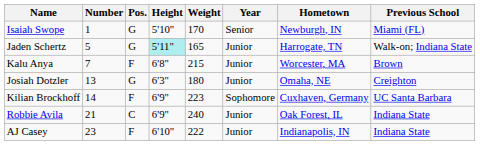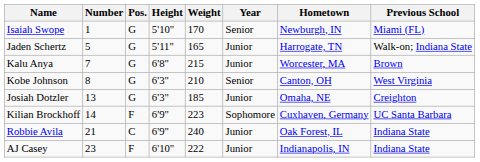(163, 47) paleturquoise background -> (163, 47) no background
(131, 64) F -> (132, 64) G
+ row: (37, 81)
(196, 81) 180 -> (196, 98) 185
